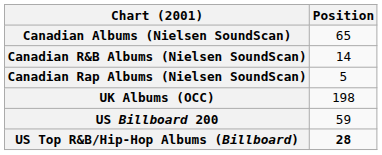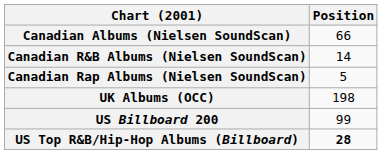(343, 36) 65 -> (343, 36) 66
(343, 119) 59 -> (343, 119) 99
